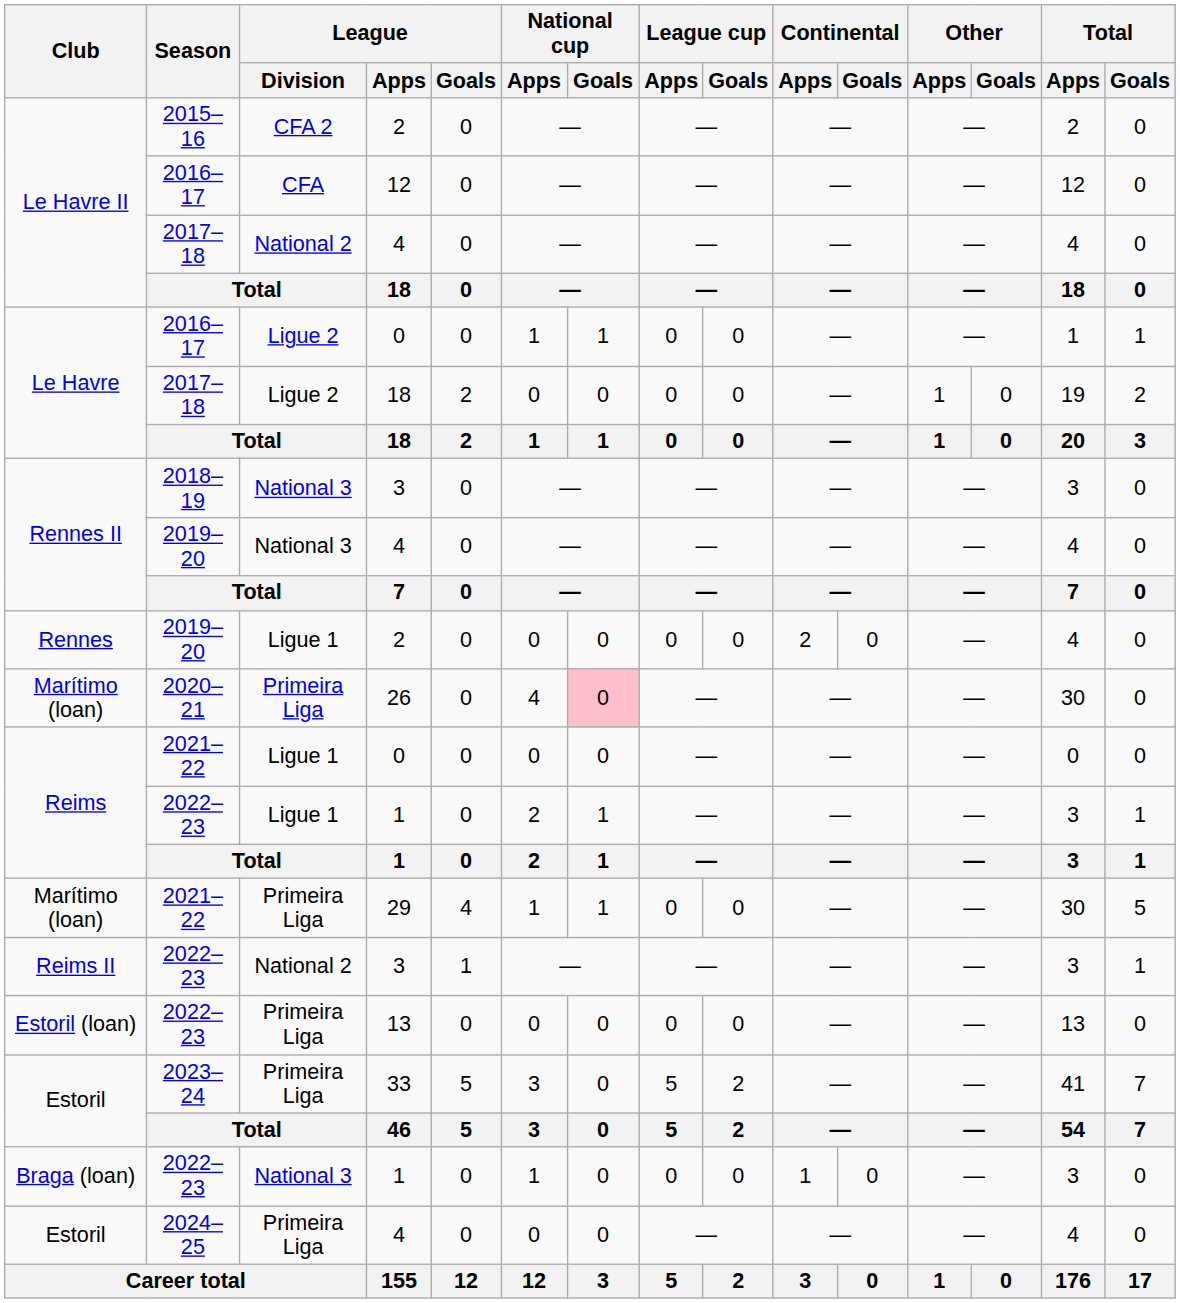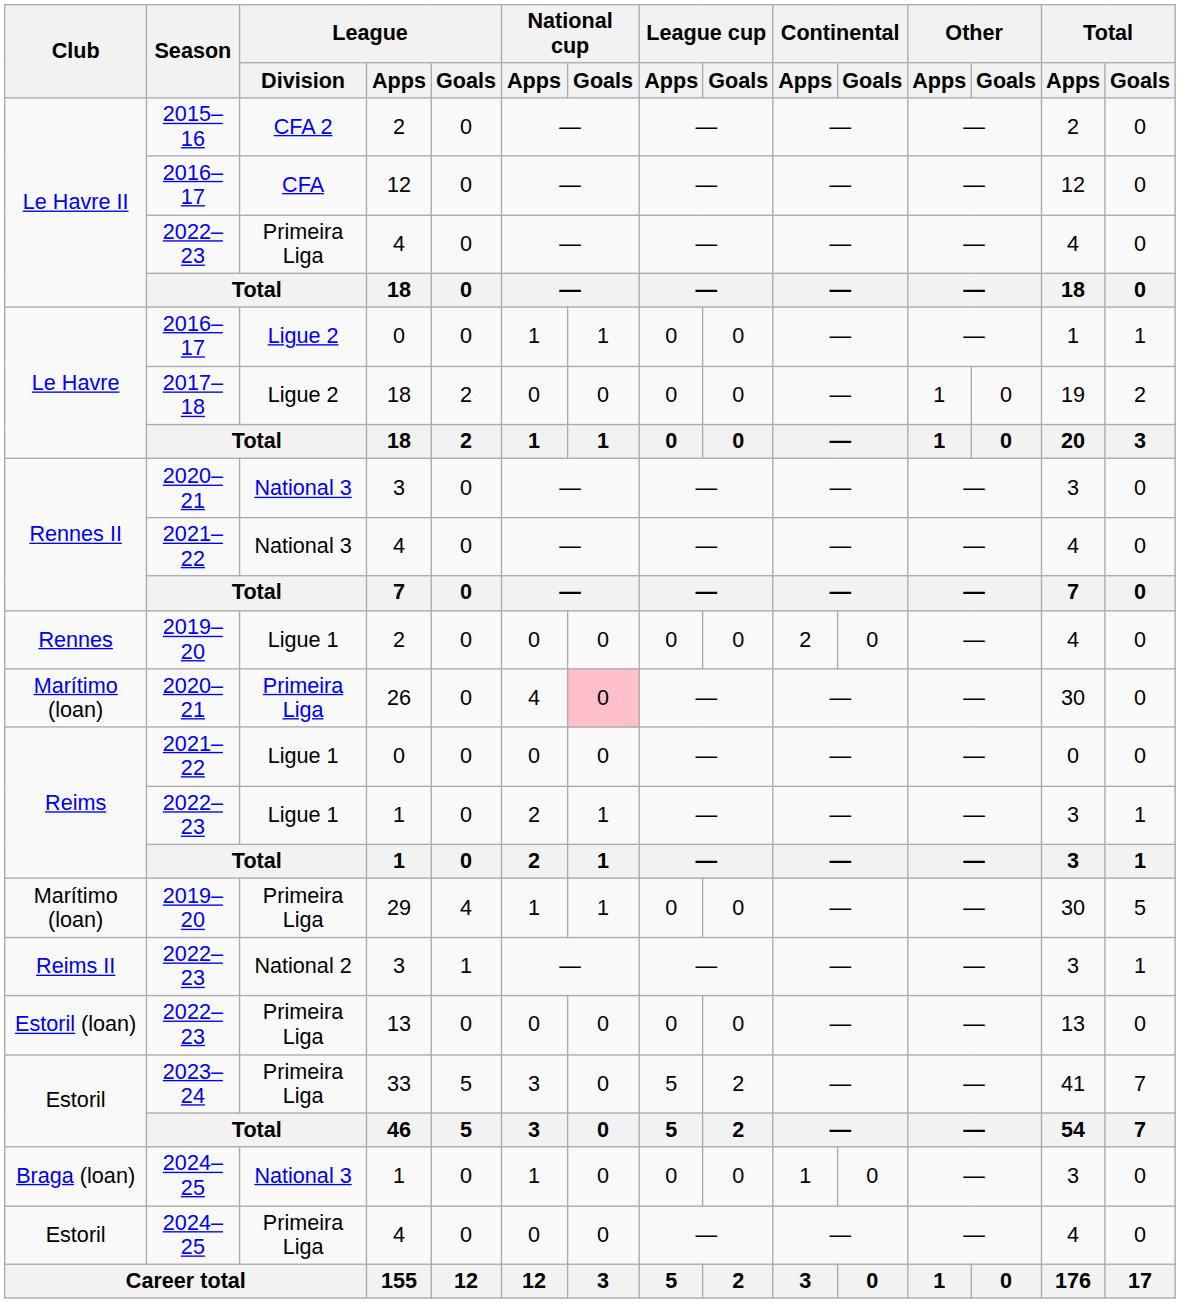(193, 243) 2017–18 -> (193, 243) 2022–23
(303, 243) National 2 -> (303, 243) Primeira Liga
(193, 487) 2018–19 -> (193, 487) 2020–21
(193, 546) 2019–20 -> (193, 546) 2021–22
(193, 907) 2021–22 -> (193, 907) 2019–20
(193, 1176) 2022–23 -> (193, 1176) 2024–25
